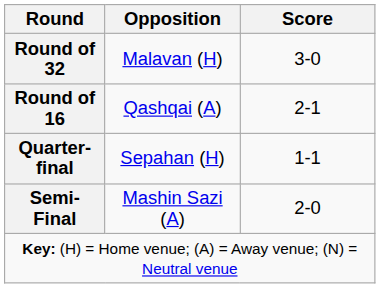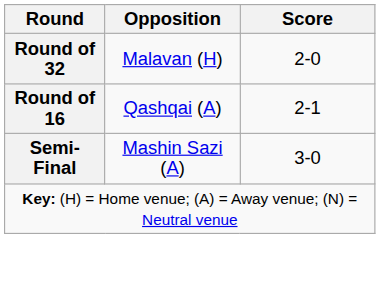(308, 58) 3-0 -> (308, 58) 2-0
- row: (55, 158)
(308, 208) 2-0 -> (308, 158) 3-0
